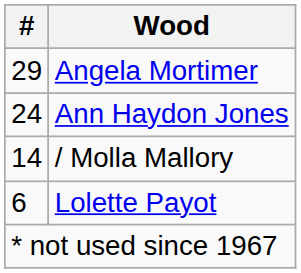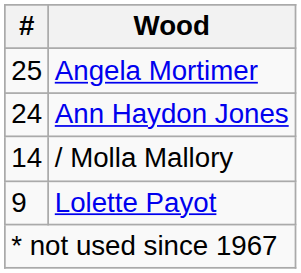(27, 70) 29 -> (27, 70) 25
(19, 202) 6 -> (19, 202) 9
